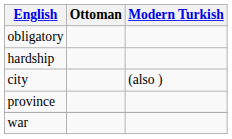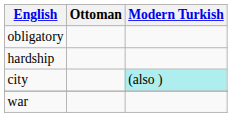(145, 79) no background -> (145, 79) paleturquoise background
- row: (31, 101)
